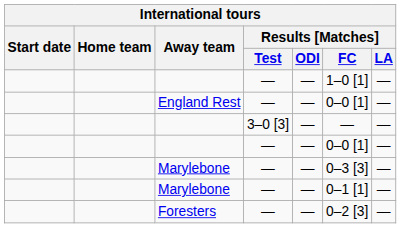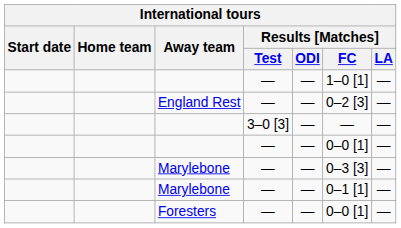(347, 102) 0–0 [1] -> (347, 102) 0–2 [3]
(347, 211) 0–2 [3] -> (347, 211) 0–0 [1]
